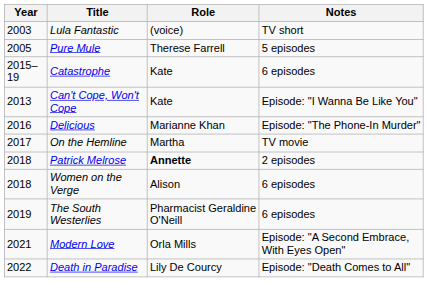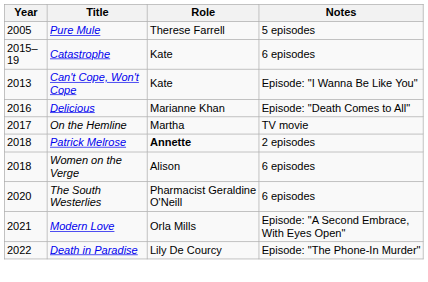- row: (84, 30)
(341, 125) Episode: "The Phone-In Murder" -> (336, 108) Episode: "Death Comes to All"
(19, 214) 2019 -> (19, 196) 2020
(336, 267) Episode: "Death Comes to All" -> (341, 250) Episode: "The Phone-In Murder"
